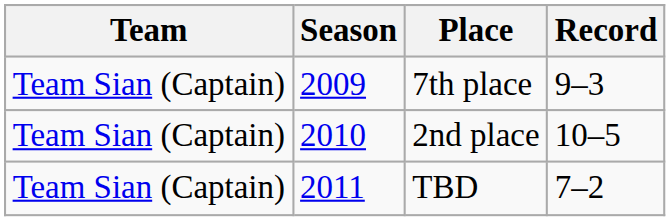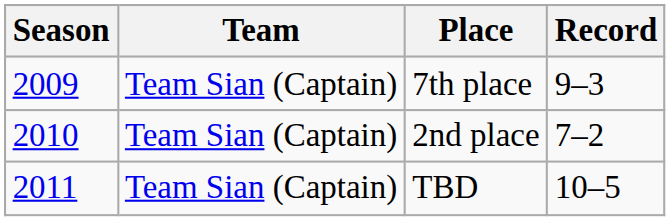columns swapped: (349, 30) <-> (149, 30)
(588, 135) 10–5 -> (579, 135) 7–2
(579, 187) 7–2 -> (588, 187) 10–5
